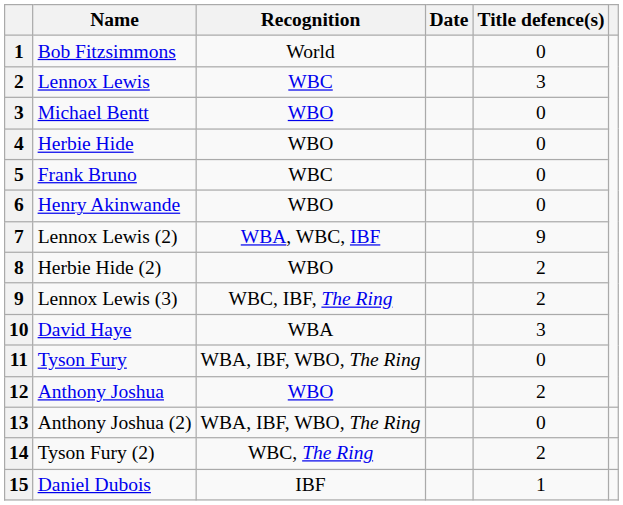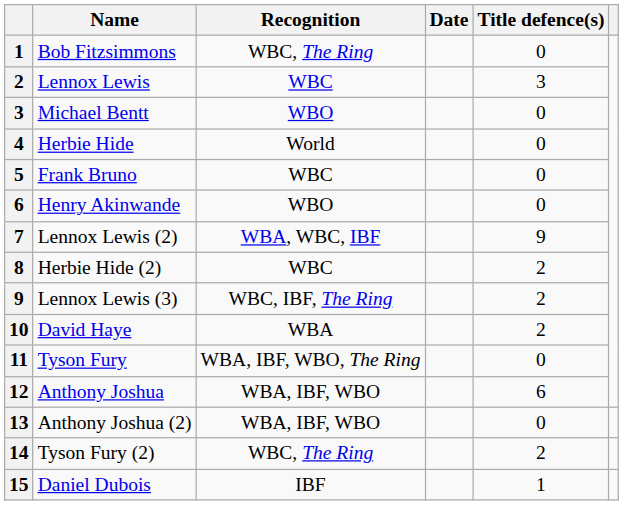(311, 50) World -> (311, 50) WBC, The Ring
(311, 143) WBO -> (311, 143) World
(311, 267) WBO -> (311, 267) WBC
(541, 329) 3 -> (541, 329) 2
(311, 391) WBO -> (311, 391) WBA, IBF, WBO
(541, 391) 2 -> (541, 391) 6
(311, 422) WBA, IBF, WBO, The Ring -> (311, 422) WBA, IBF, WBO
